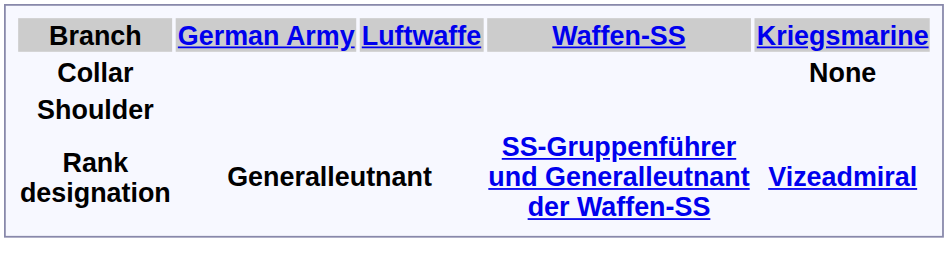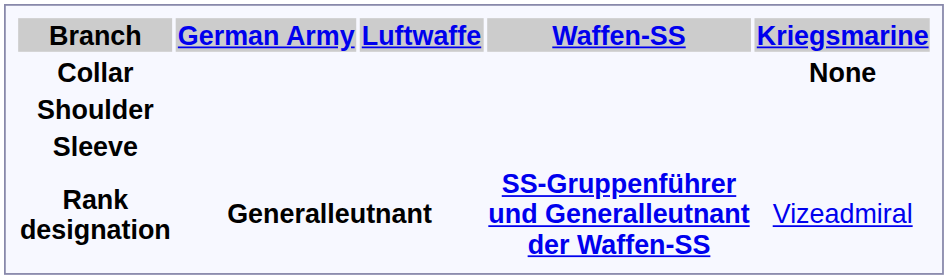+ row: (95, 146)
(843, 177) bold -> (843, 214) normal
